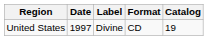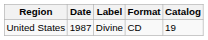(81, 27) 1997 -> (81, 27) 1987
